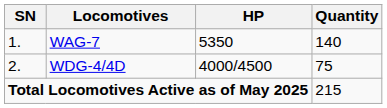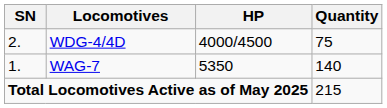rows swapped: (75, 41) <-> (88, 66)
